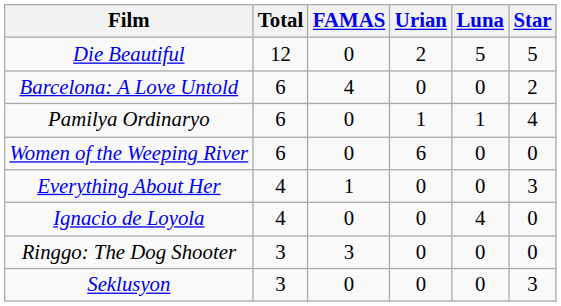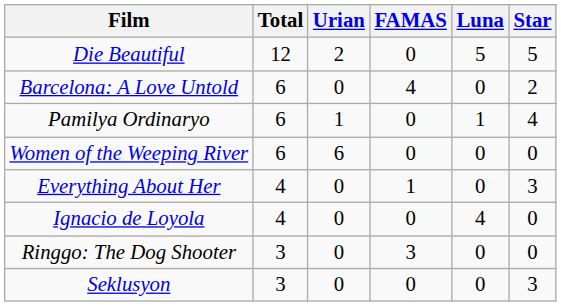columns swapped: (349, 20) <-> (421, 20)
